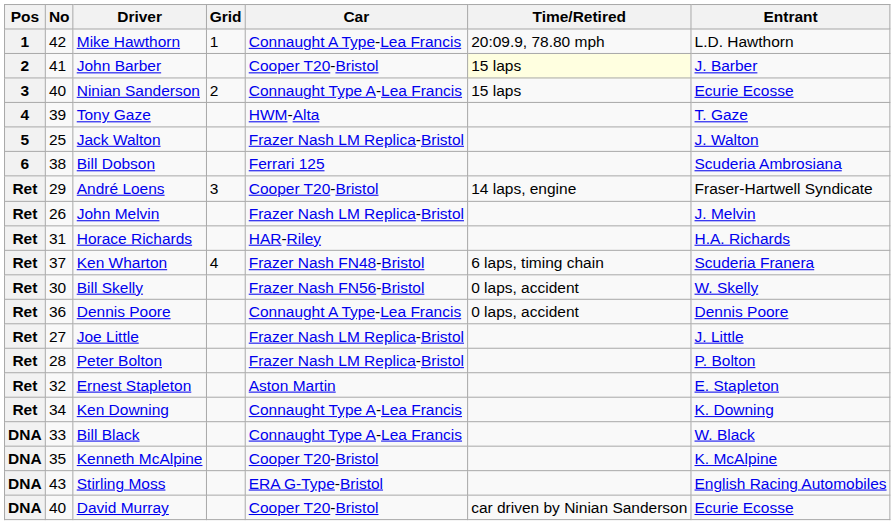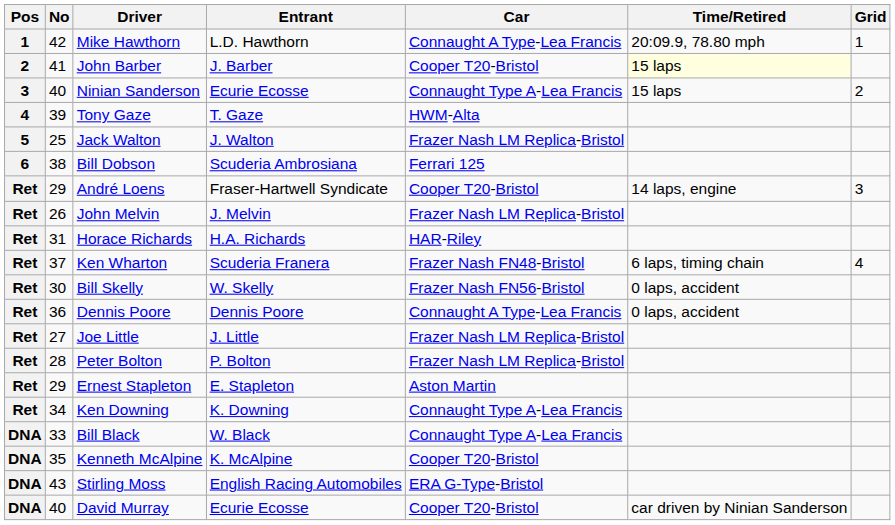columns swapped: (791, 17) <-> (226, 17)
(58, 385) 32 -> (58, 385) 29
